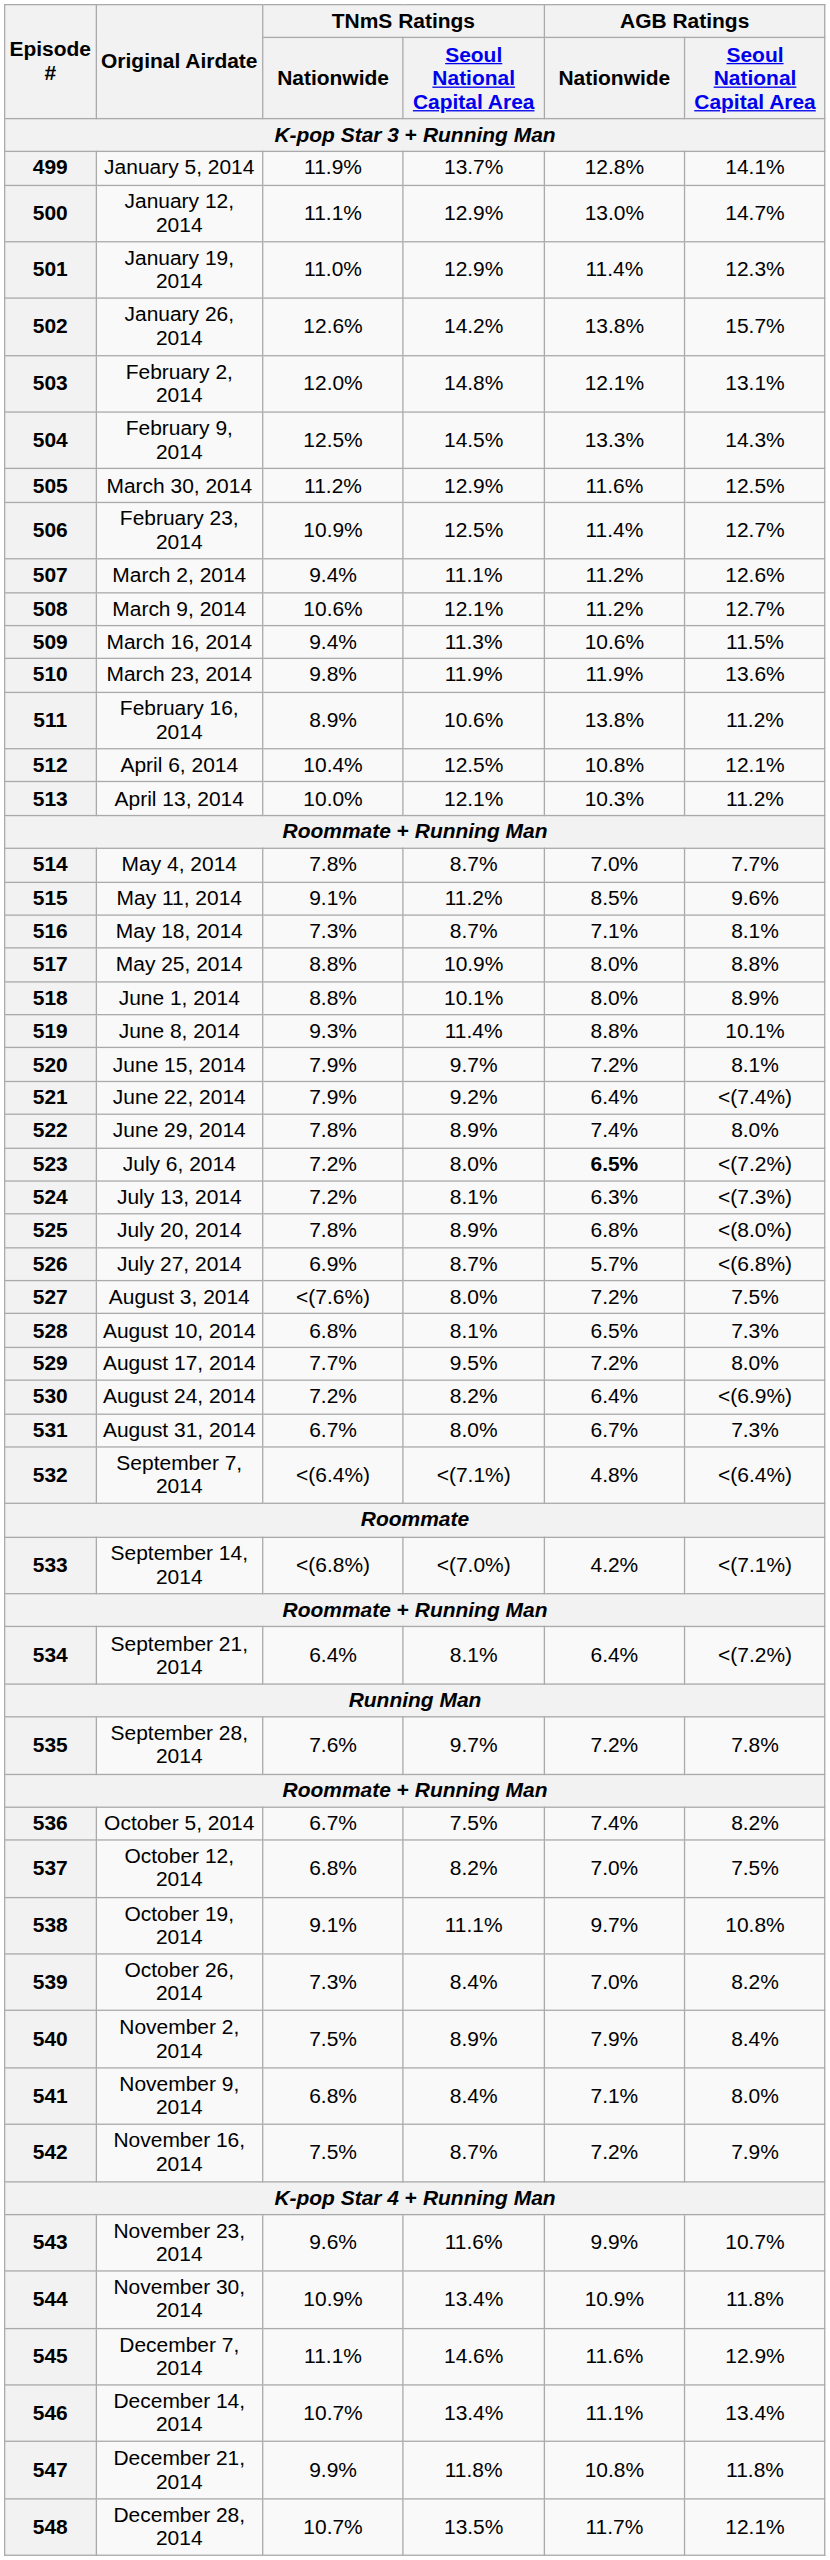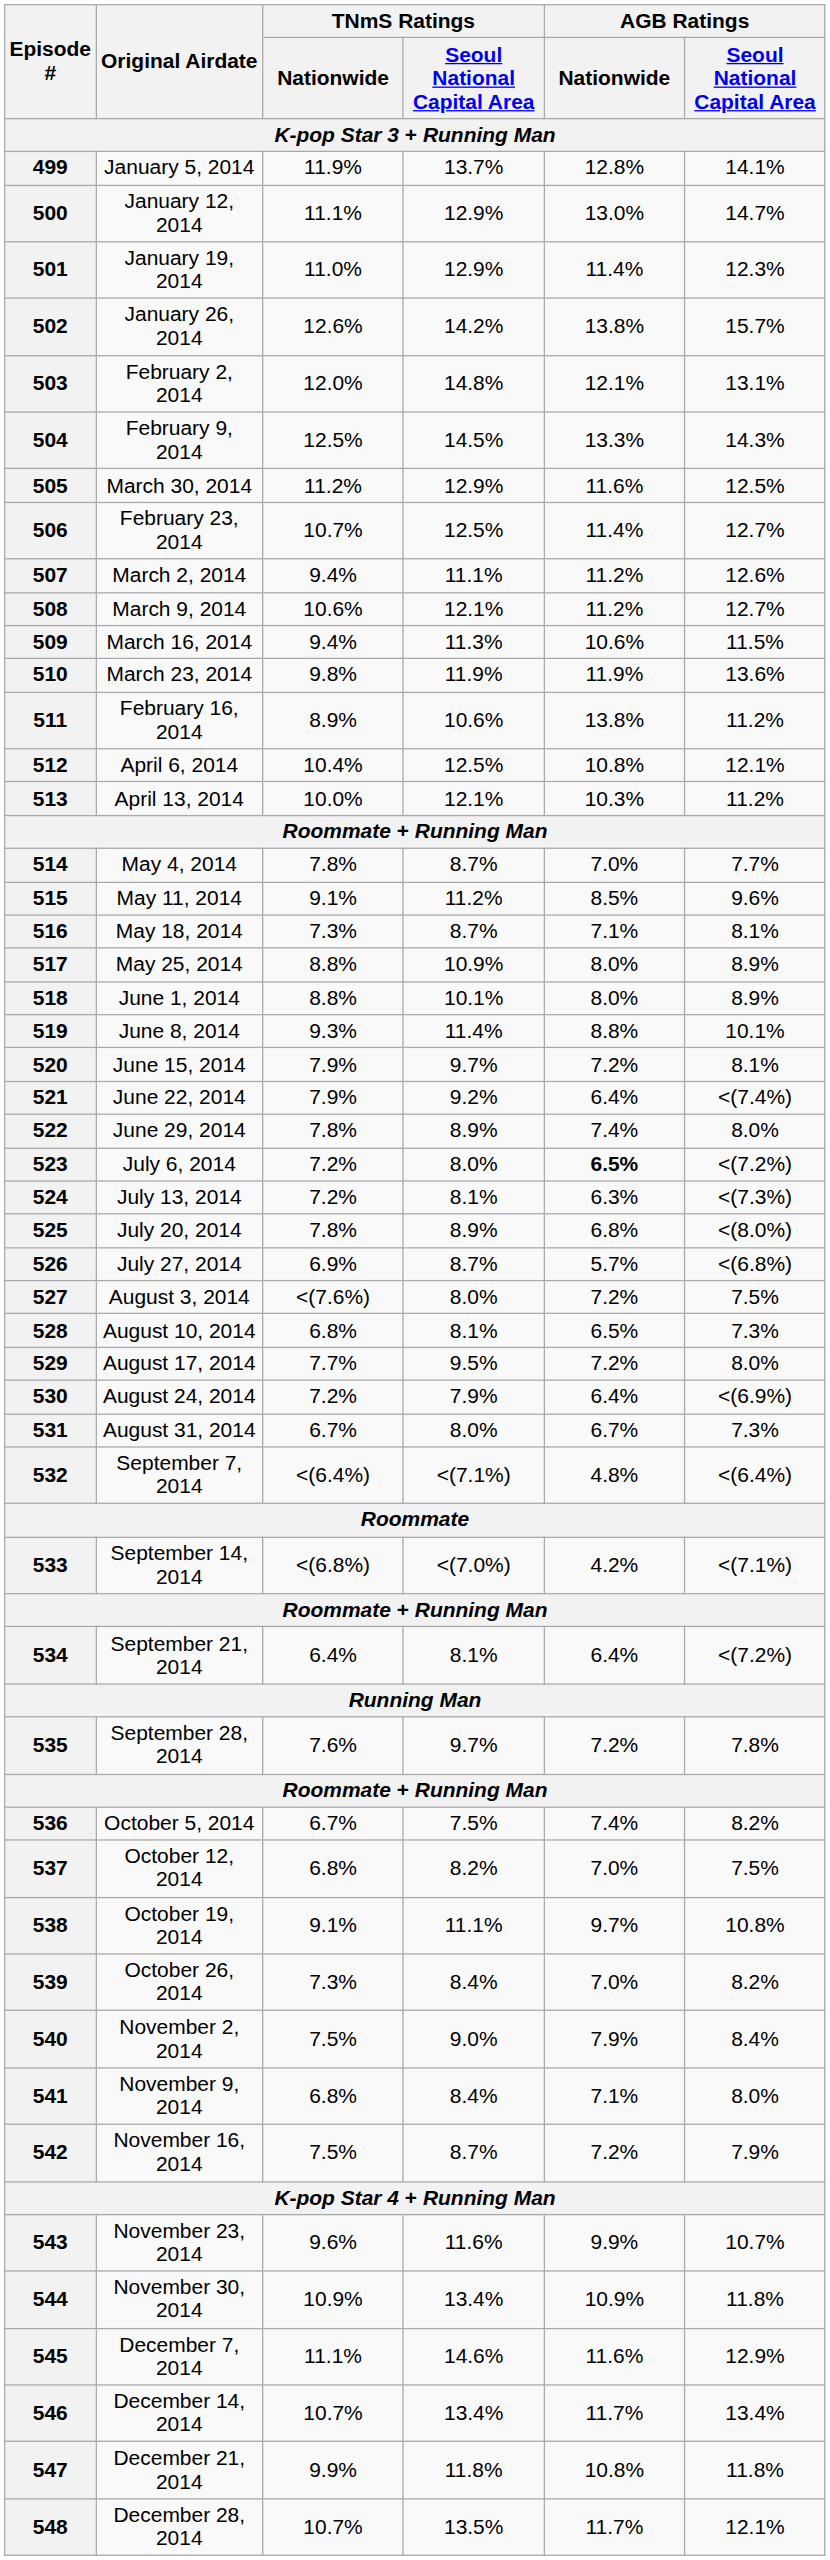(333, 530) 10.9% -> (333, 530) 10.7%
(755, 964) 8.8% -> (755, 964) 8.9%
(474, 1396) 8.2% -> (474, 1396) 7.9%
(474, 2039) 8.9% -> (474, 2039) 9.0%
(614, 2413) 11.1% -> (614, 2413) 11.7%
